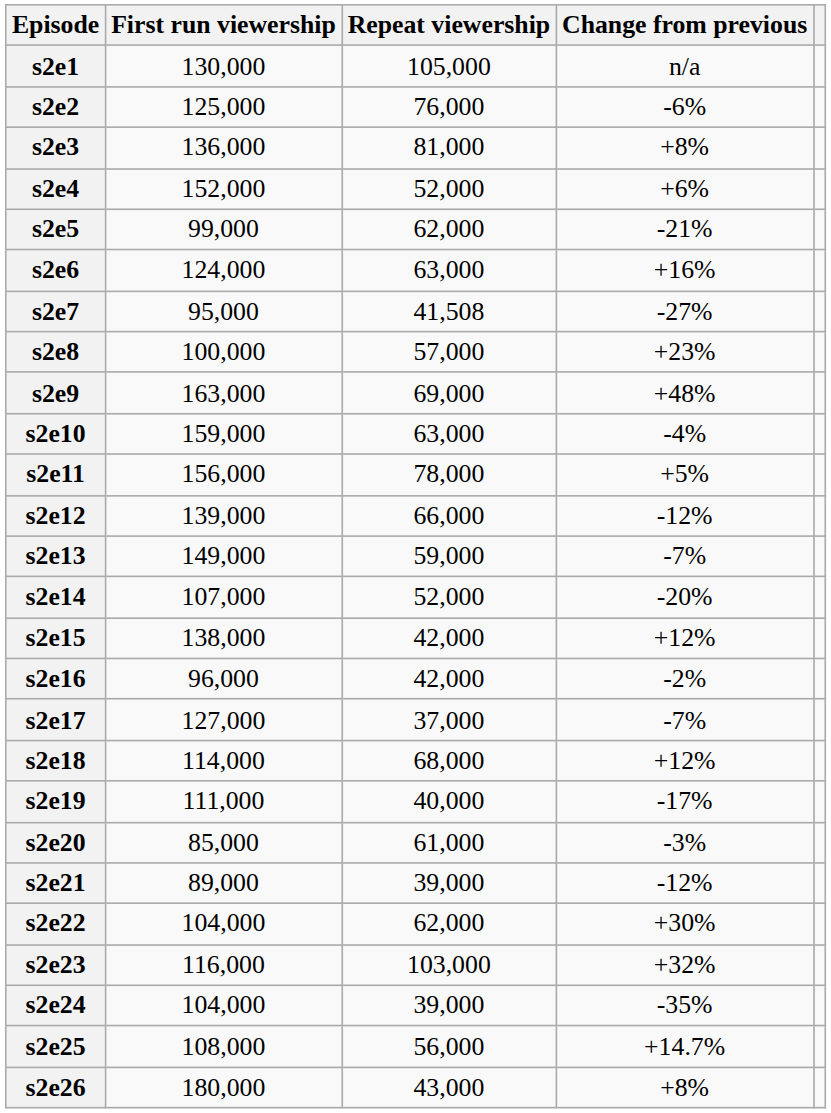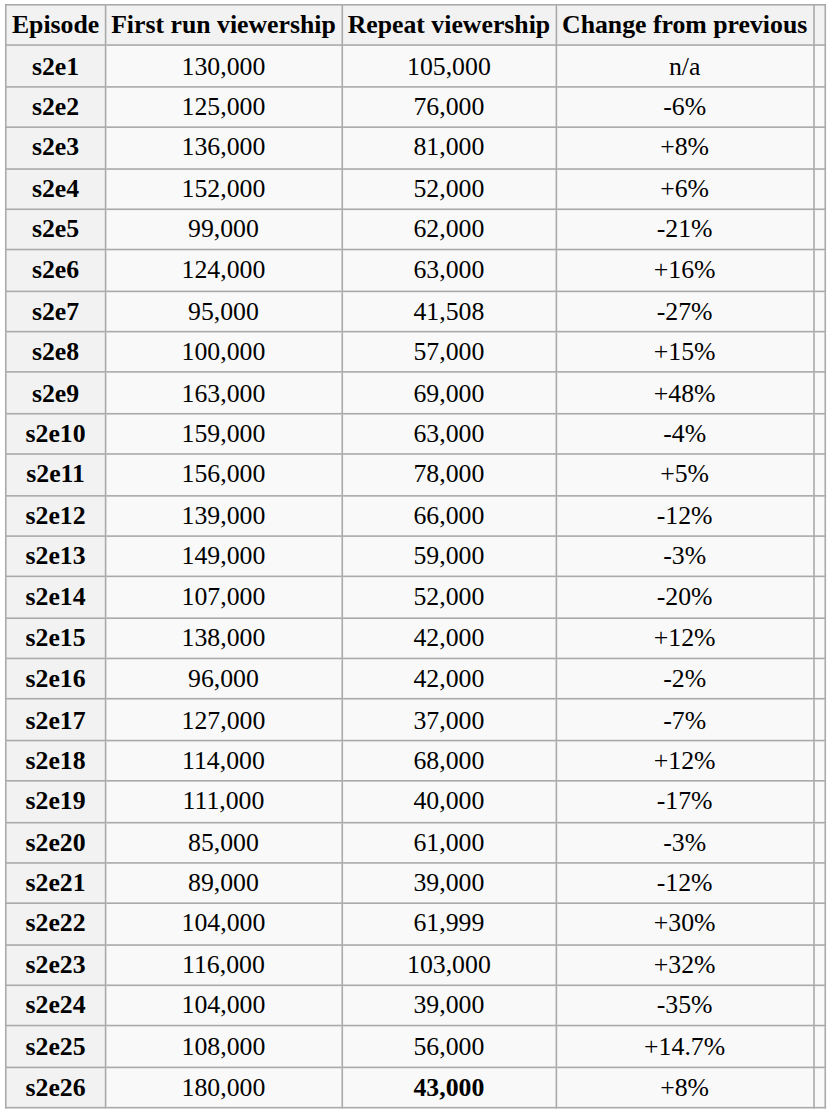(685, 351) +23% -> (685, 351) +15%
(685, 556) -7% -> (685, 556) -3%
(449, 923) 62,000 -> (449, 923) 61,999
(449, 1087) normal -> (449, 1087) bold
